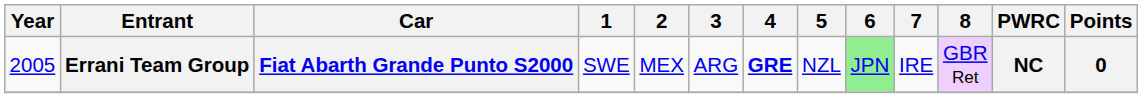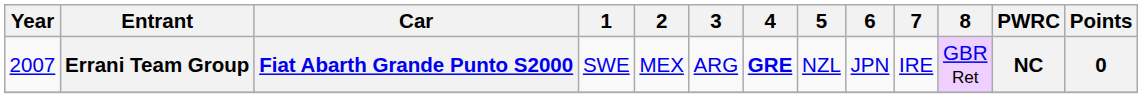(32, 64) 2005 -> (32, 64) 2007
(870, 64) lightgreen background -> (870, 64) no background
